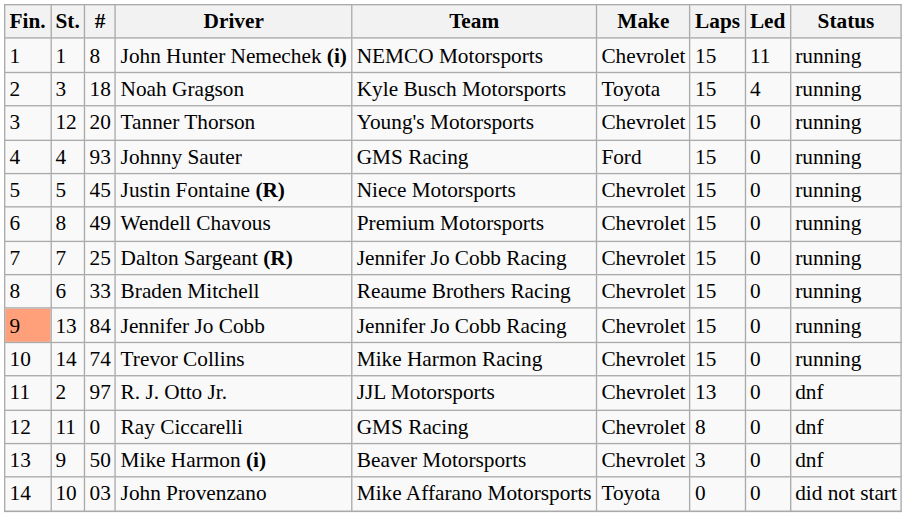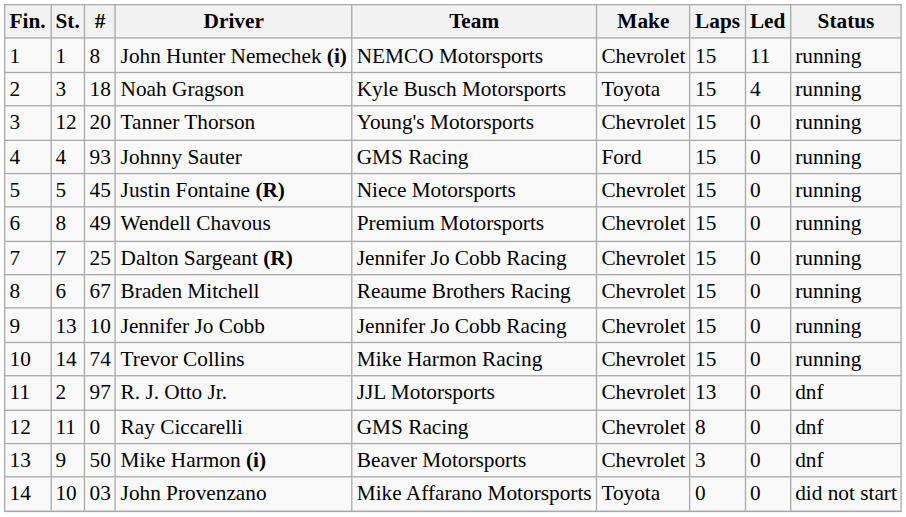(100, 291) 33 -> (100, 291) 67
(15, 325) lightsalmon background -> (15, 325) no background
(100, 325) 84 -> (100, 325) 10
